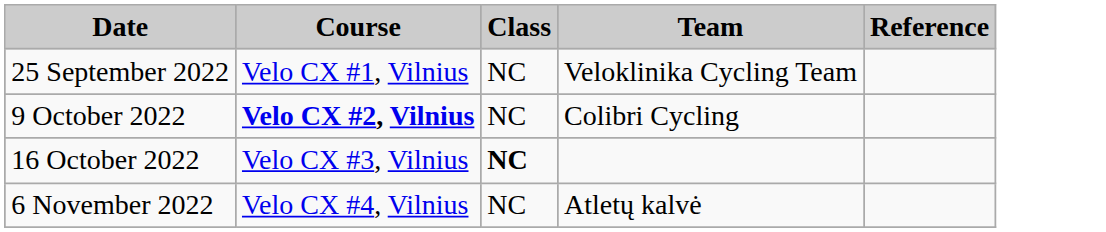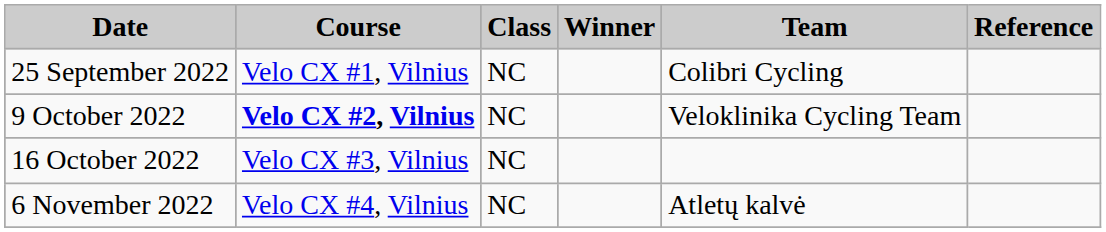+ column: (610, 26)
(710, 71) Veloklinika Cycling Team -> (756, 71) Colibri Cycling
(651, 115) Colibri Cycling -> (815, 115) Veloklinika Cycling Team
(507, 159) bold -> (507, 159) normal
